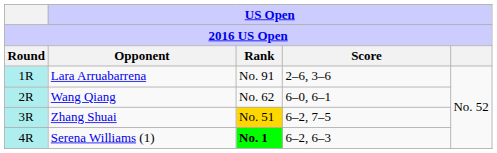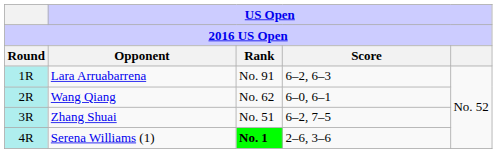(308, 76) 2–6, 3–6 -> (308, 76) 6–2, 6–3
(257, 117) gold background -> (257, 117) no background
(308, 138) 6–2, 6–3 -> (308, 138) 2–6, 3–6
